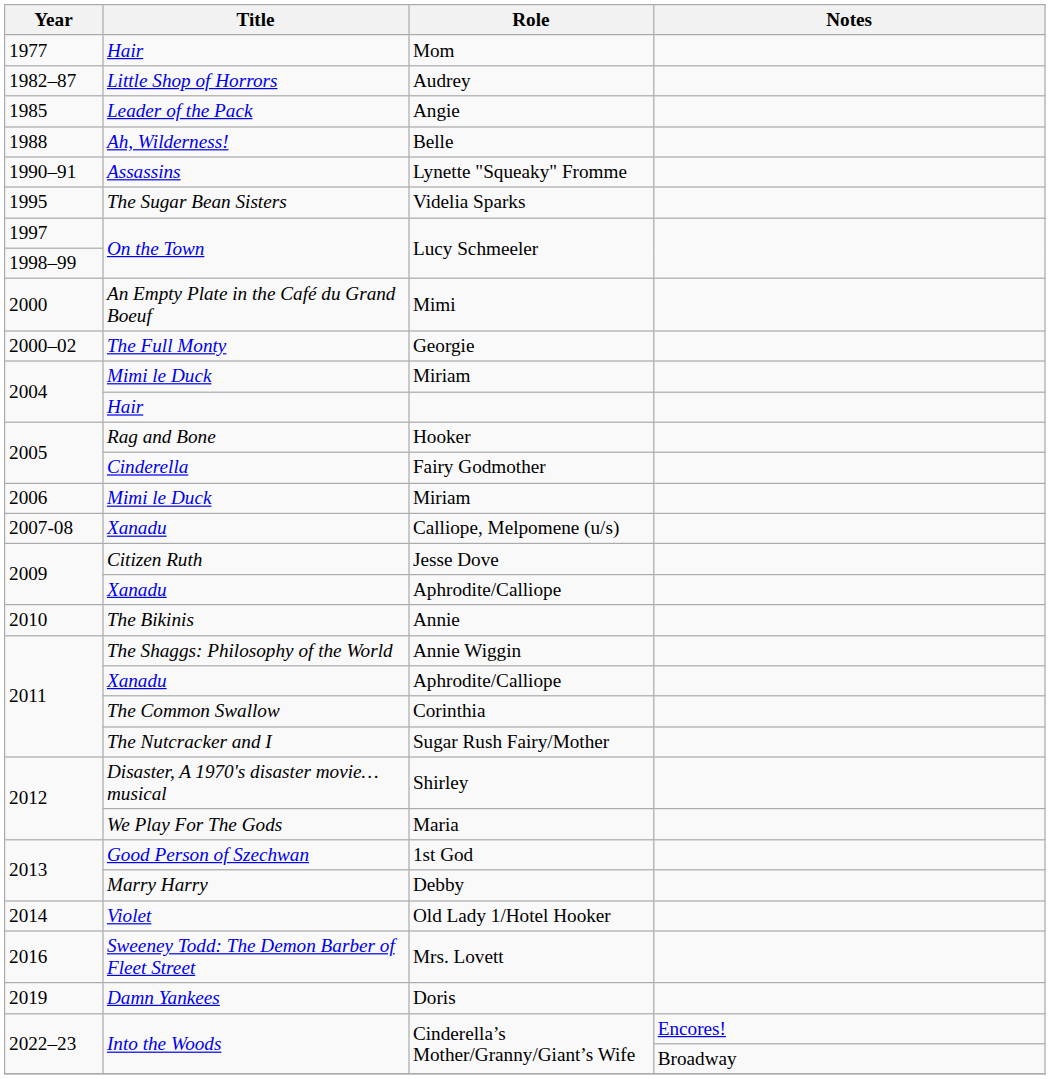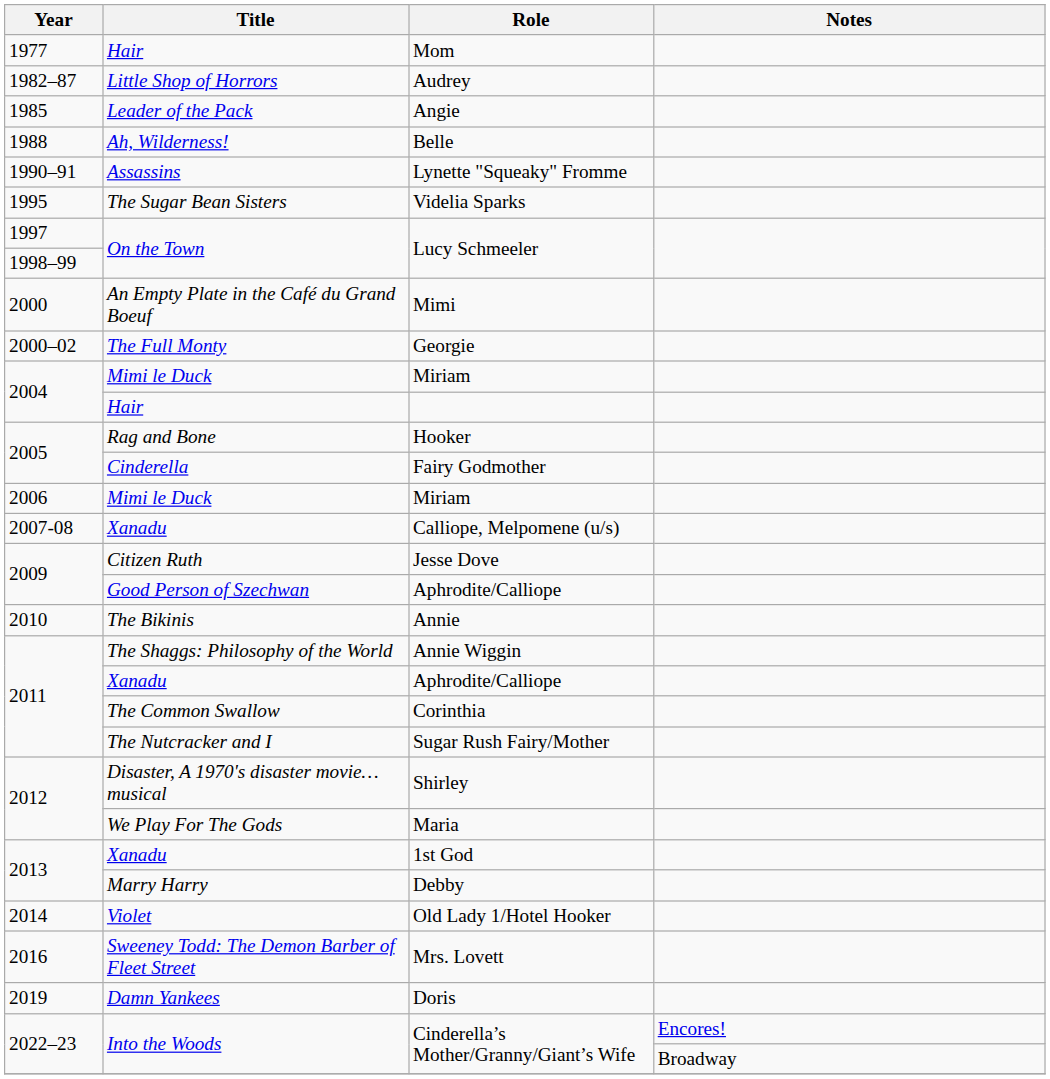(137, 589) Xanadu -> (208, 589) Good Person of Szechwan
(208, 854) Good Person of Szechwan -> (137, 854) Xanadu
